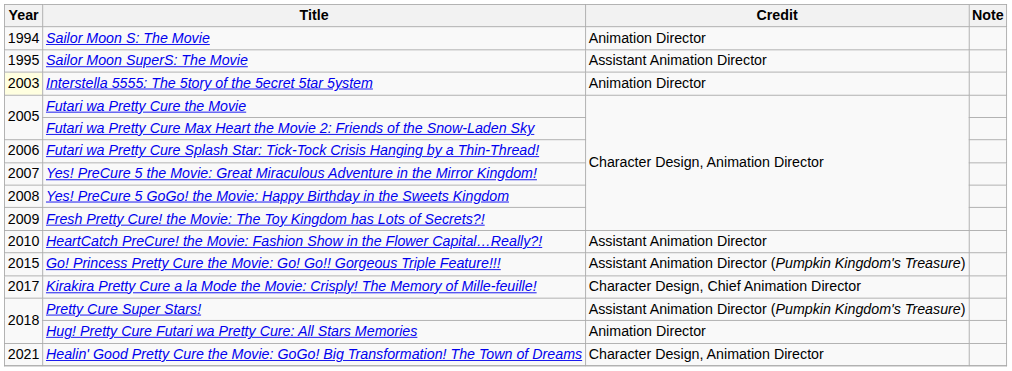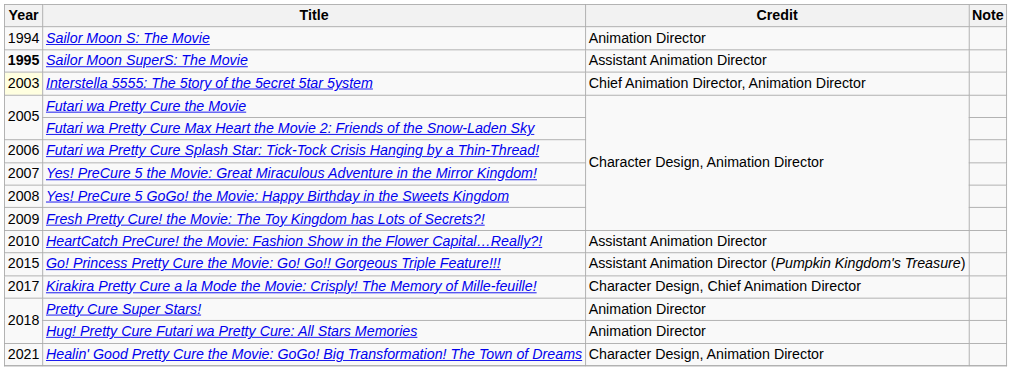(24, 60) normal -> (24, 60) bold
(647, 83) Animation Director -> (727, 83) Chief Animation Director, Animation Director
(777, 309) Assistant Animation Director (Pumpkin Kingdom's Treasure) -> (647, 309) Animation Director
